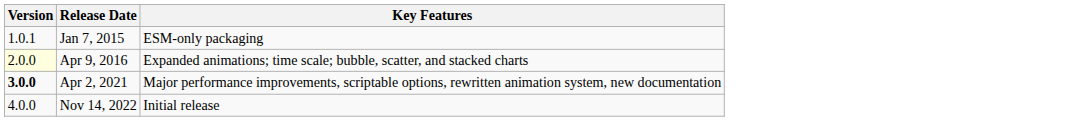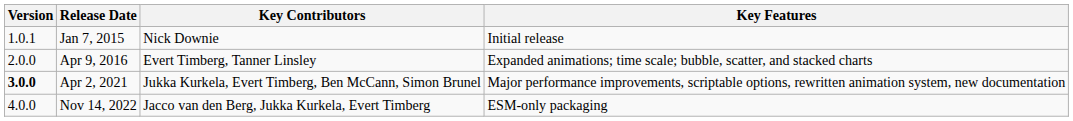+ column: (312, 15)
(203, 37) ESM-only packaging -> (526, 37) Initial release
(22, 60) lightyellow background -> (22, 60) no background
(181, 104) Initial release -> (548, 104) ESM-only packaging
